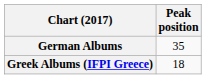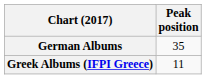(179, 64) 18 -> (179, 64) 11
